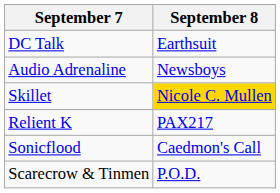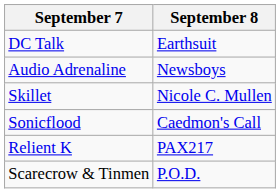(214, 95) gold background -> (214, 95) no background
rows swapped: (40, 122) <-> (44, 148)
